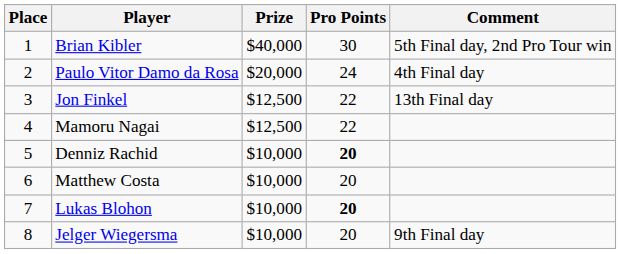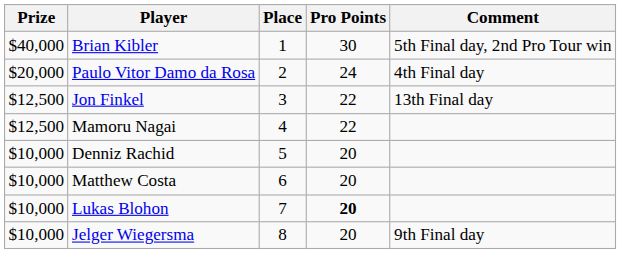columns swapped: (28, 18) <-> (274, 18)
(348, 153) bold -> (348, 153) normal
